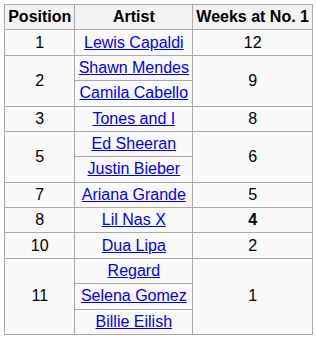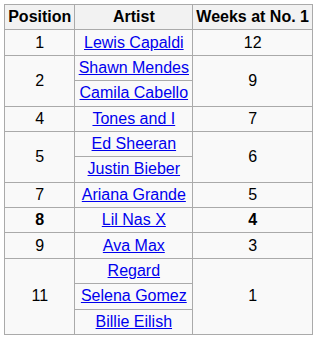(40, 118) 3 -> (40, 118) 4
(253, 118) 8 -> (253, 118) 7
(40, 220) normal -> (40, 220) bold
+ row: (134, 245)
- row: (134, 245)
